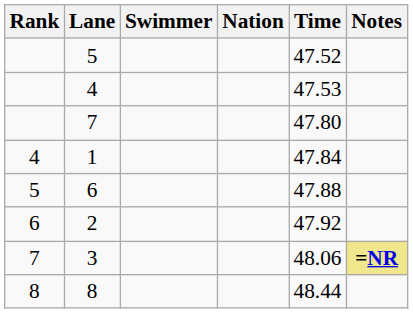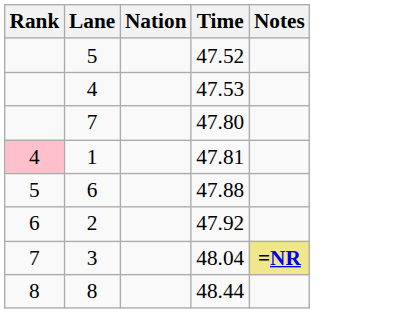- column: (169, 21)
(34, 156) no background -> (34, 156) pink background
(318, 156) 47.84 -> (220, 156) 47.81
(318, 257) 48.06 -> (220, 257) 48.04
